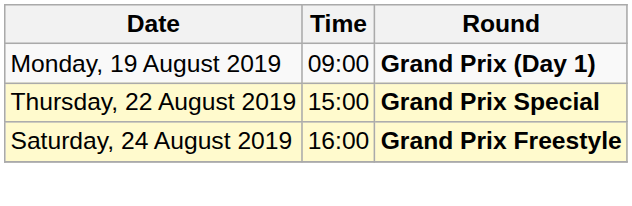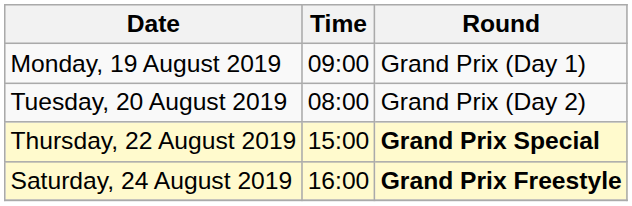(488, 63) bold -> (483, 63) normal
+ row: (149, 102)
